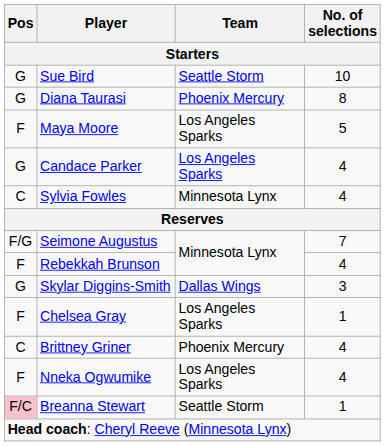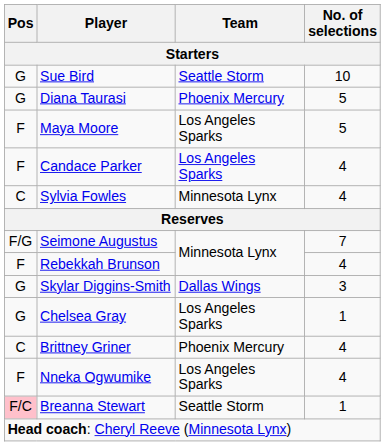(343, 98) 8 -> (343, 98) 5
(21, 166) G -> (21, 166) F
(21, 316) F -> (21, 316) G
